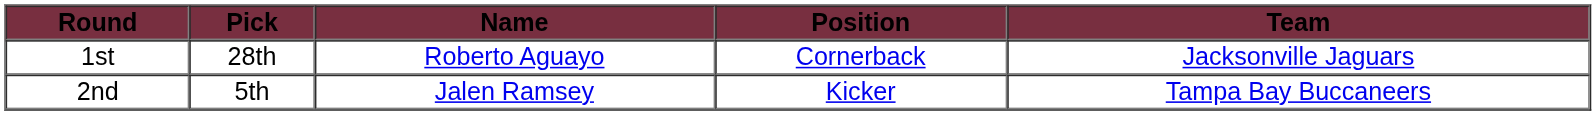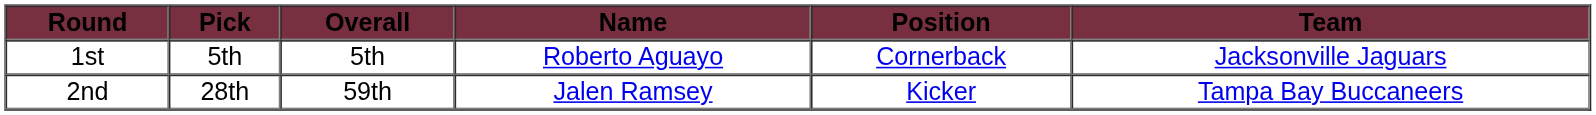+ column: (368, 22)
(252, 57) 28th -> (225, 57) 5th
(252, 91) 5th -> (225, 91) 28th
